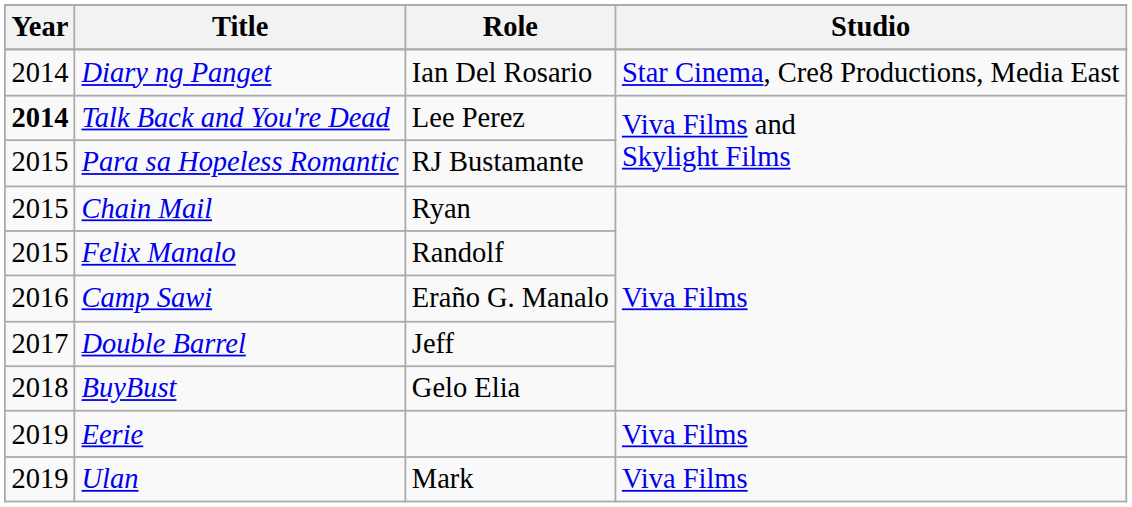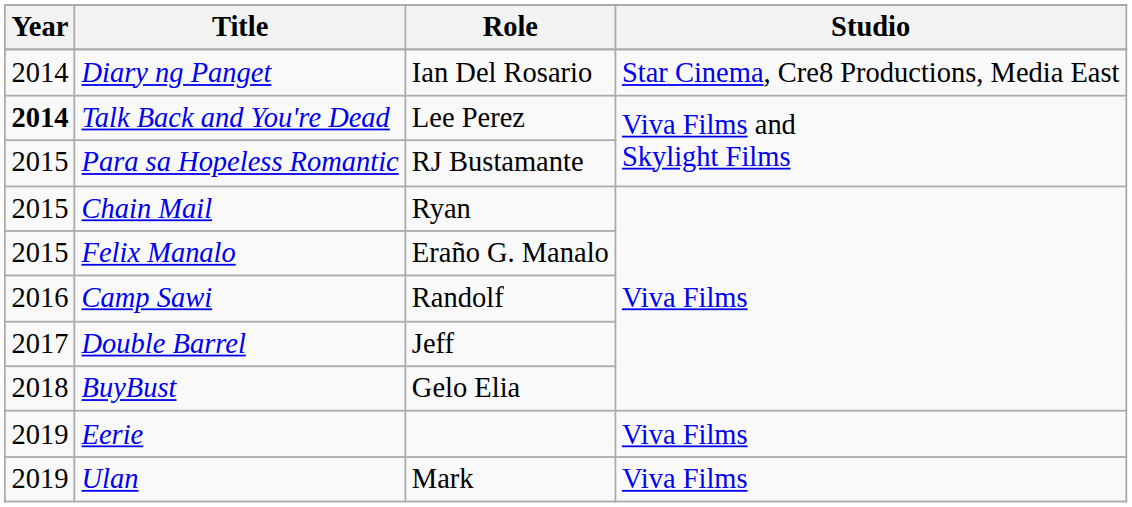(458, 252) Randolf -> (510, 252) Eraño G. Manalo
(510, 298) Eraño G. Manalo -> (458, 298) Randolf
